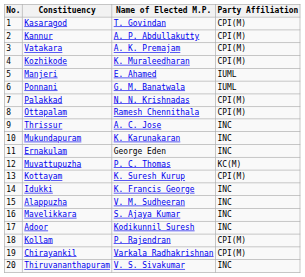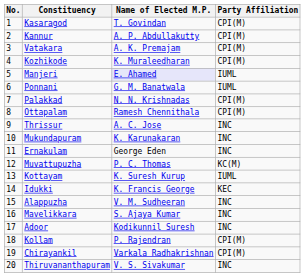(135, 75) no background -> (135, 75) lavender background
(232, 177) CPI(M) -> (227, 177) IUML
(225, 190) INC -> (225, 190) KEC
